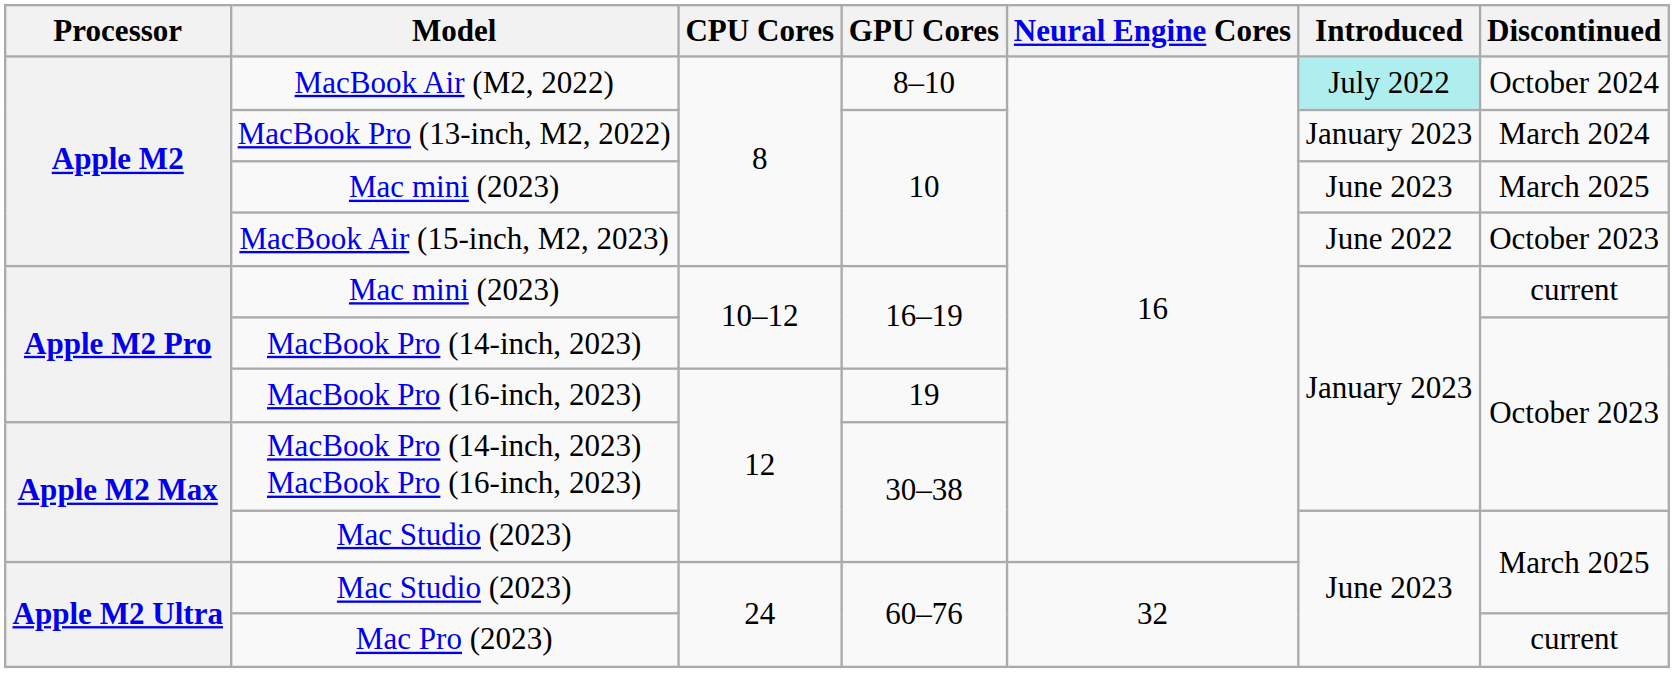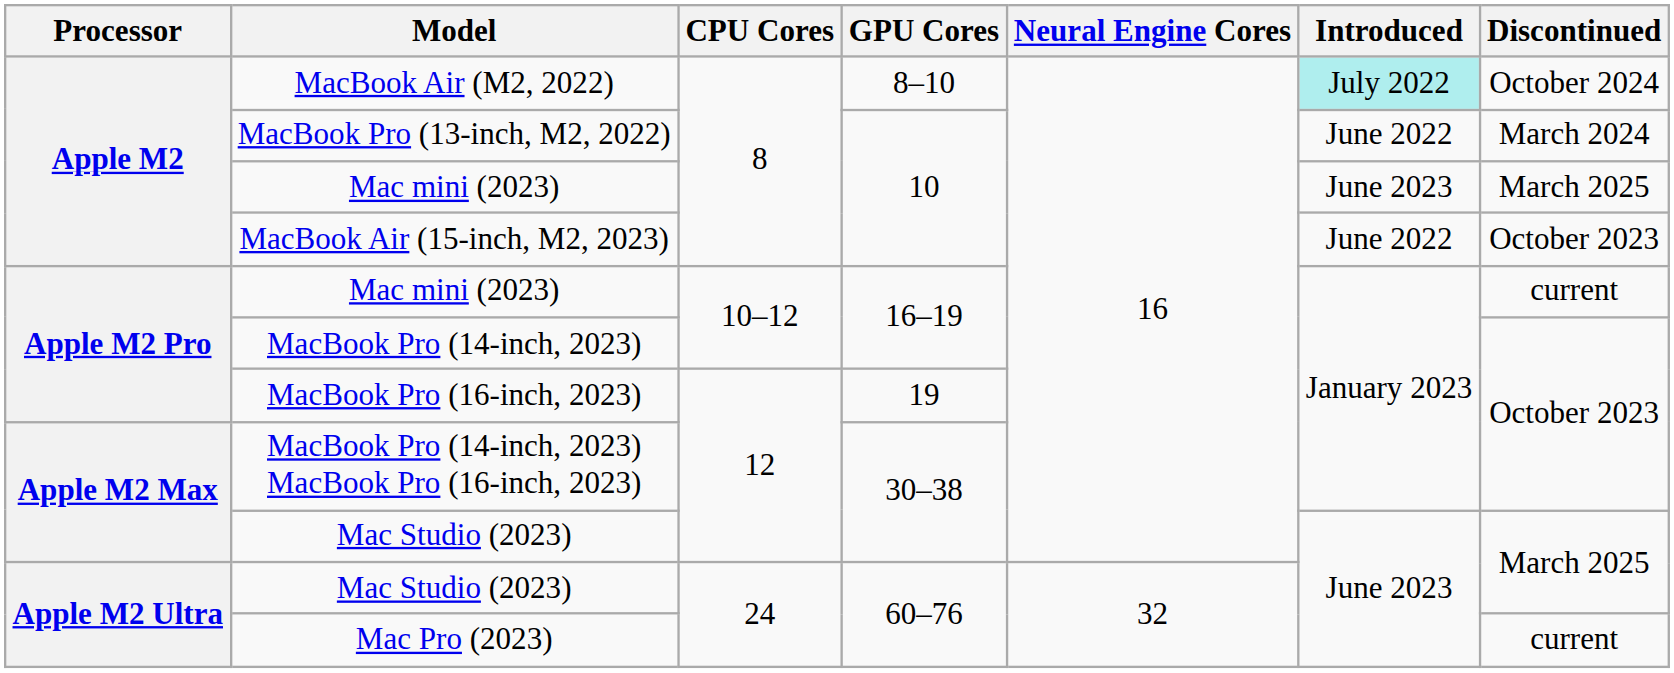(1389, 134) January 2023 -> (1389, 134) June 2022
